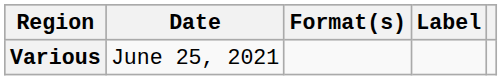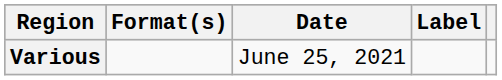columns swapped: (195, 22) <-> (348, 22)
